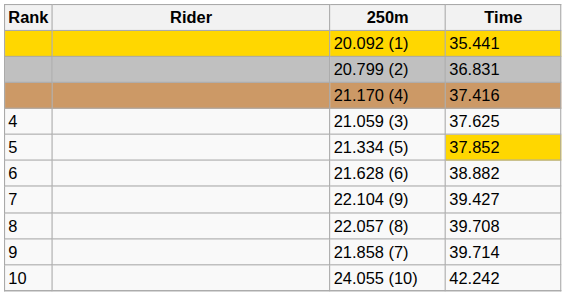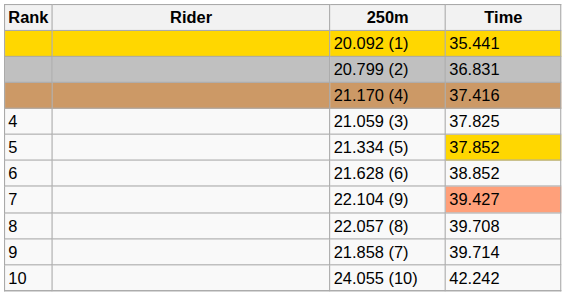(474, 122) 37.625 -> (474, 122) 37.825
(474, 174) 38.882 -> (474, 174) 38.852
(474, 200) no background -> (474, 200) lightsalmon background
